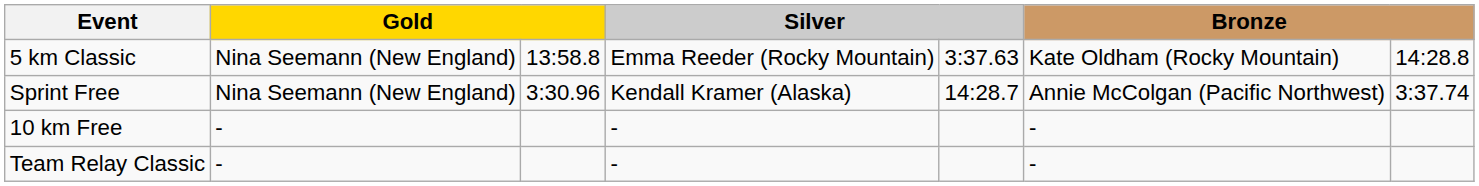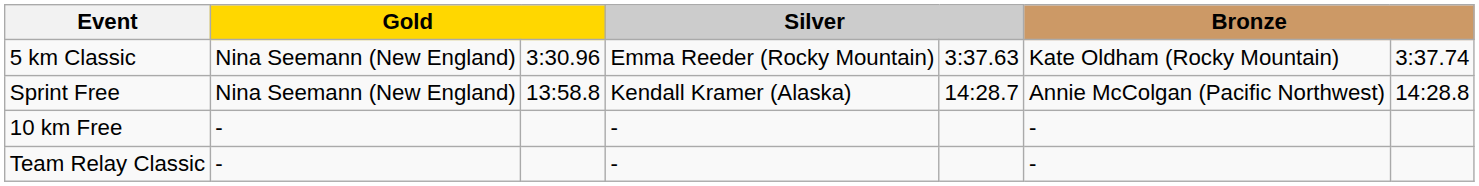(563, 57) 13:58.8 -> (563, 57) 3:30.96
(1432, 57) 14:28.8 -> (1432, 57) 3:37.74
(563, 92) 3:30.96 -> (563, 92) 13:58.8
(1432, 92) 3:37.74 -> (1432, 92) 14:28.8
